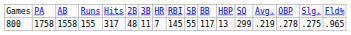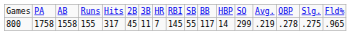(132, 24) 48 -> (132, 24) 45
(223, 24) 13 -> (223, 24) 14
